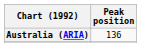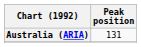(114, 35) 136 -> (114, 35) 131
